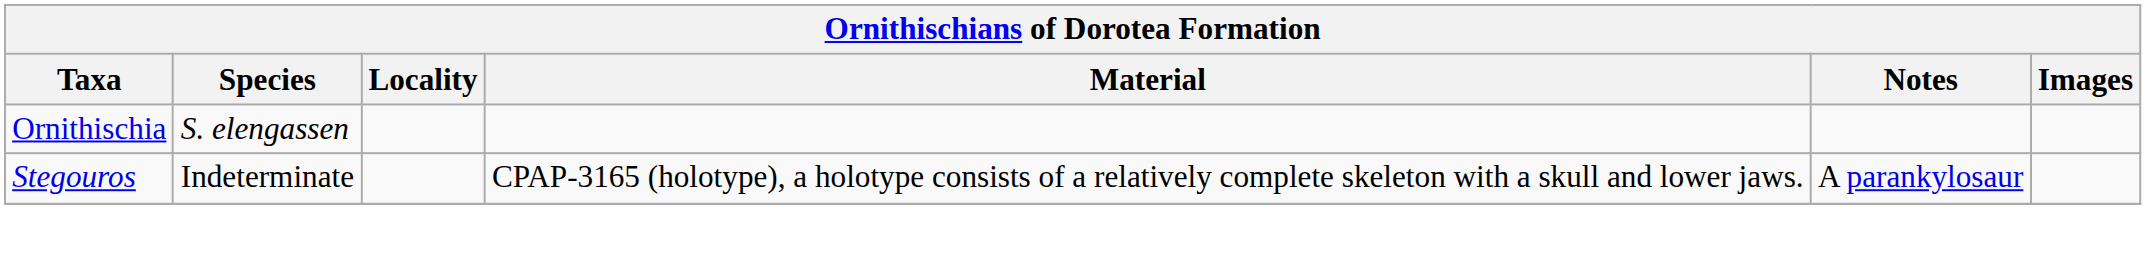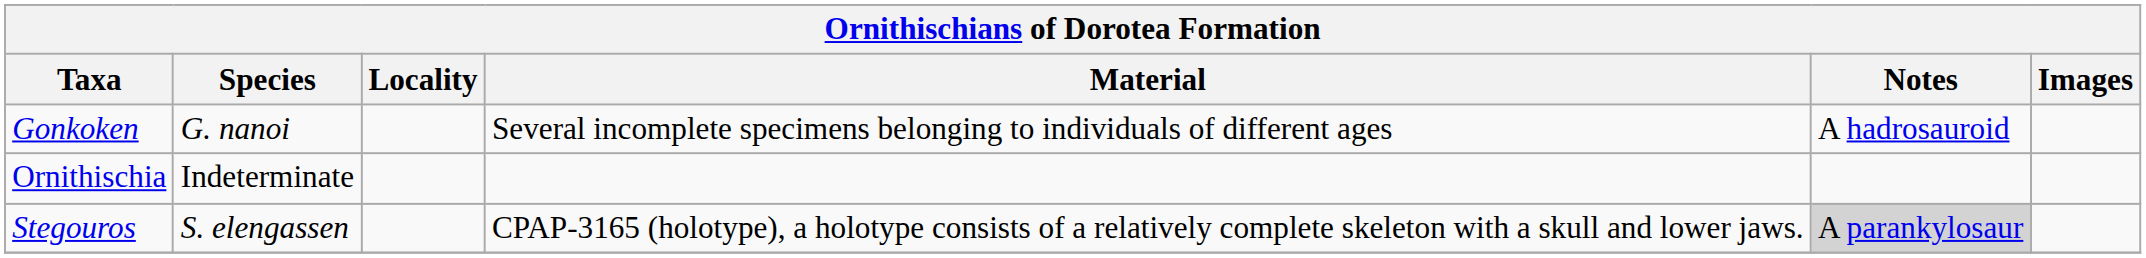+ row: (75, 128)
(265, 128) S. elengassen -> (267, 177) Indeterminate
(267, 177) Indeterminate -> (265, 227) S. elengassen
(1921, 177) no background -> (1921, 227) lightgrey background
